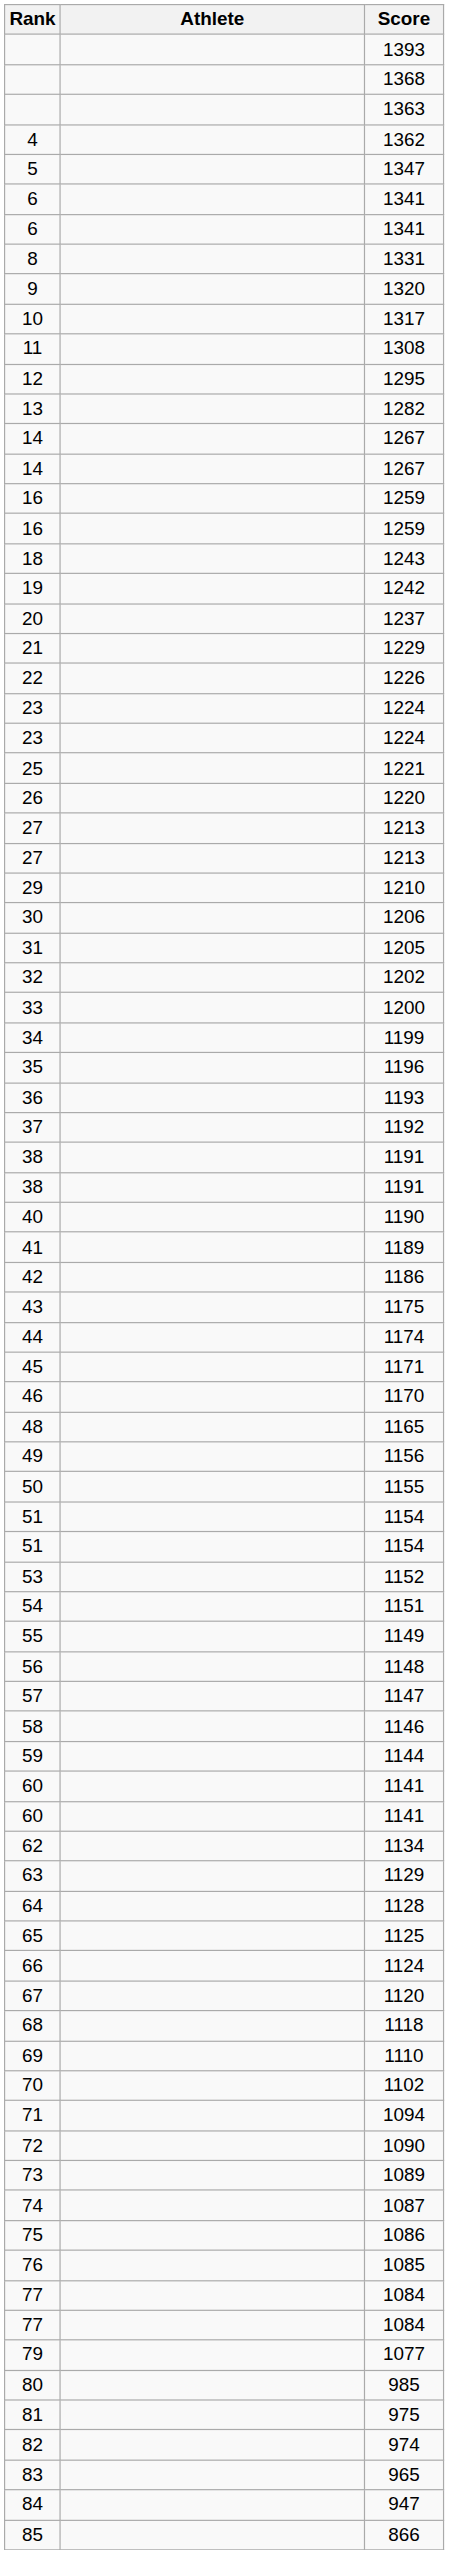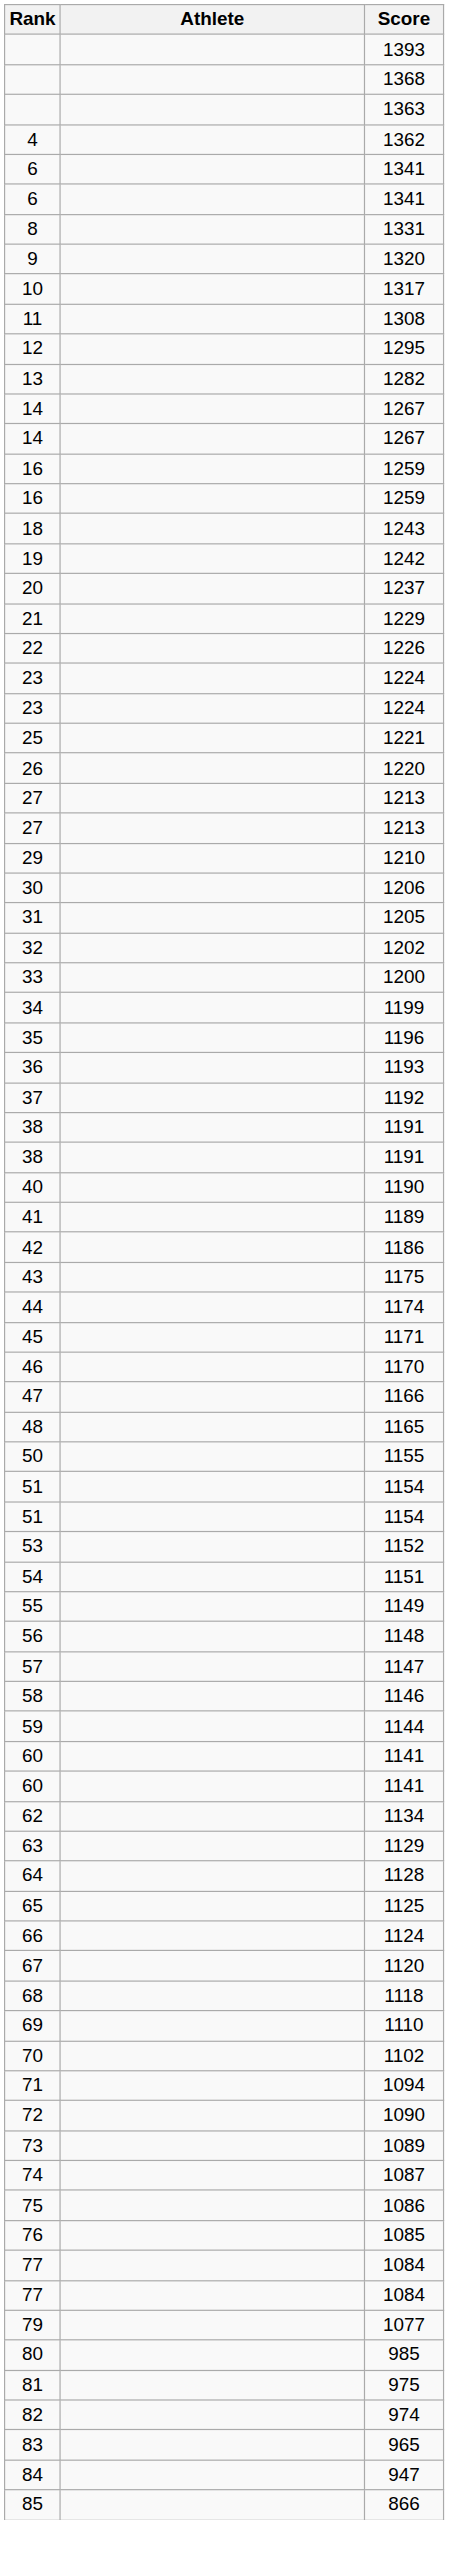- row: (33, 169)
+ row: (33, 1396)
- row: (33, 1456)
